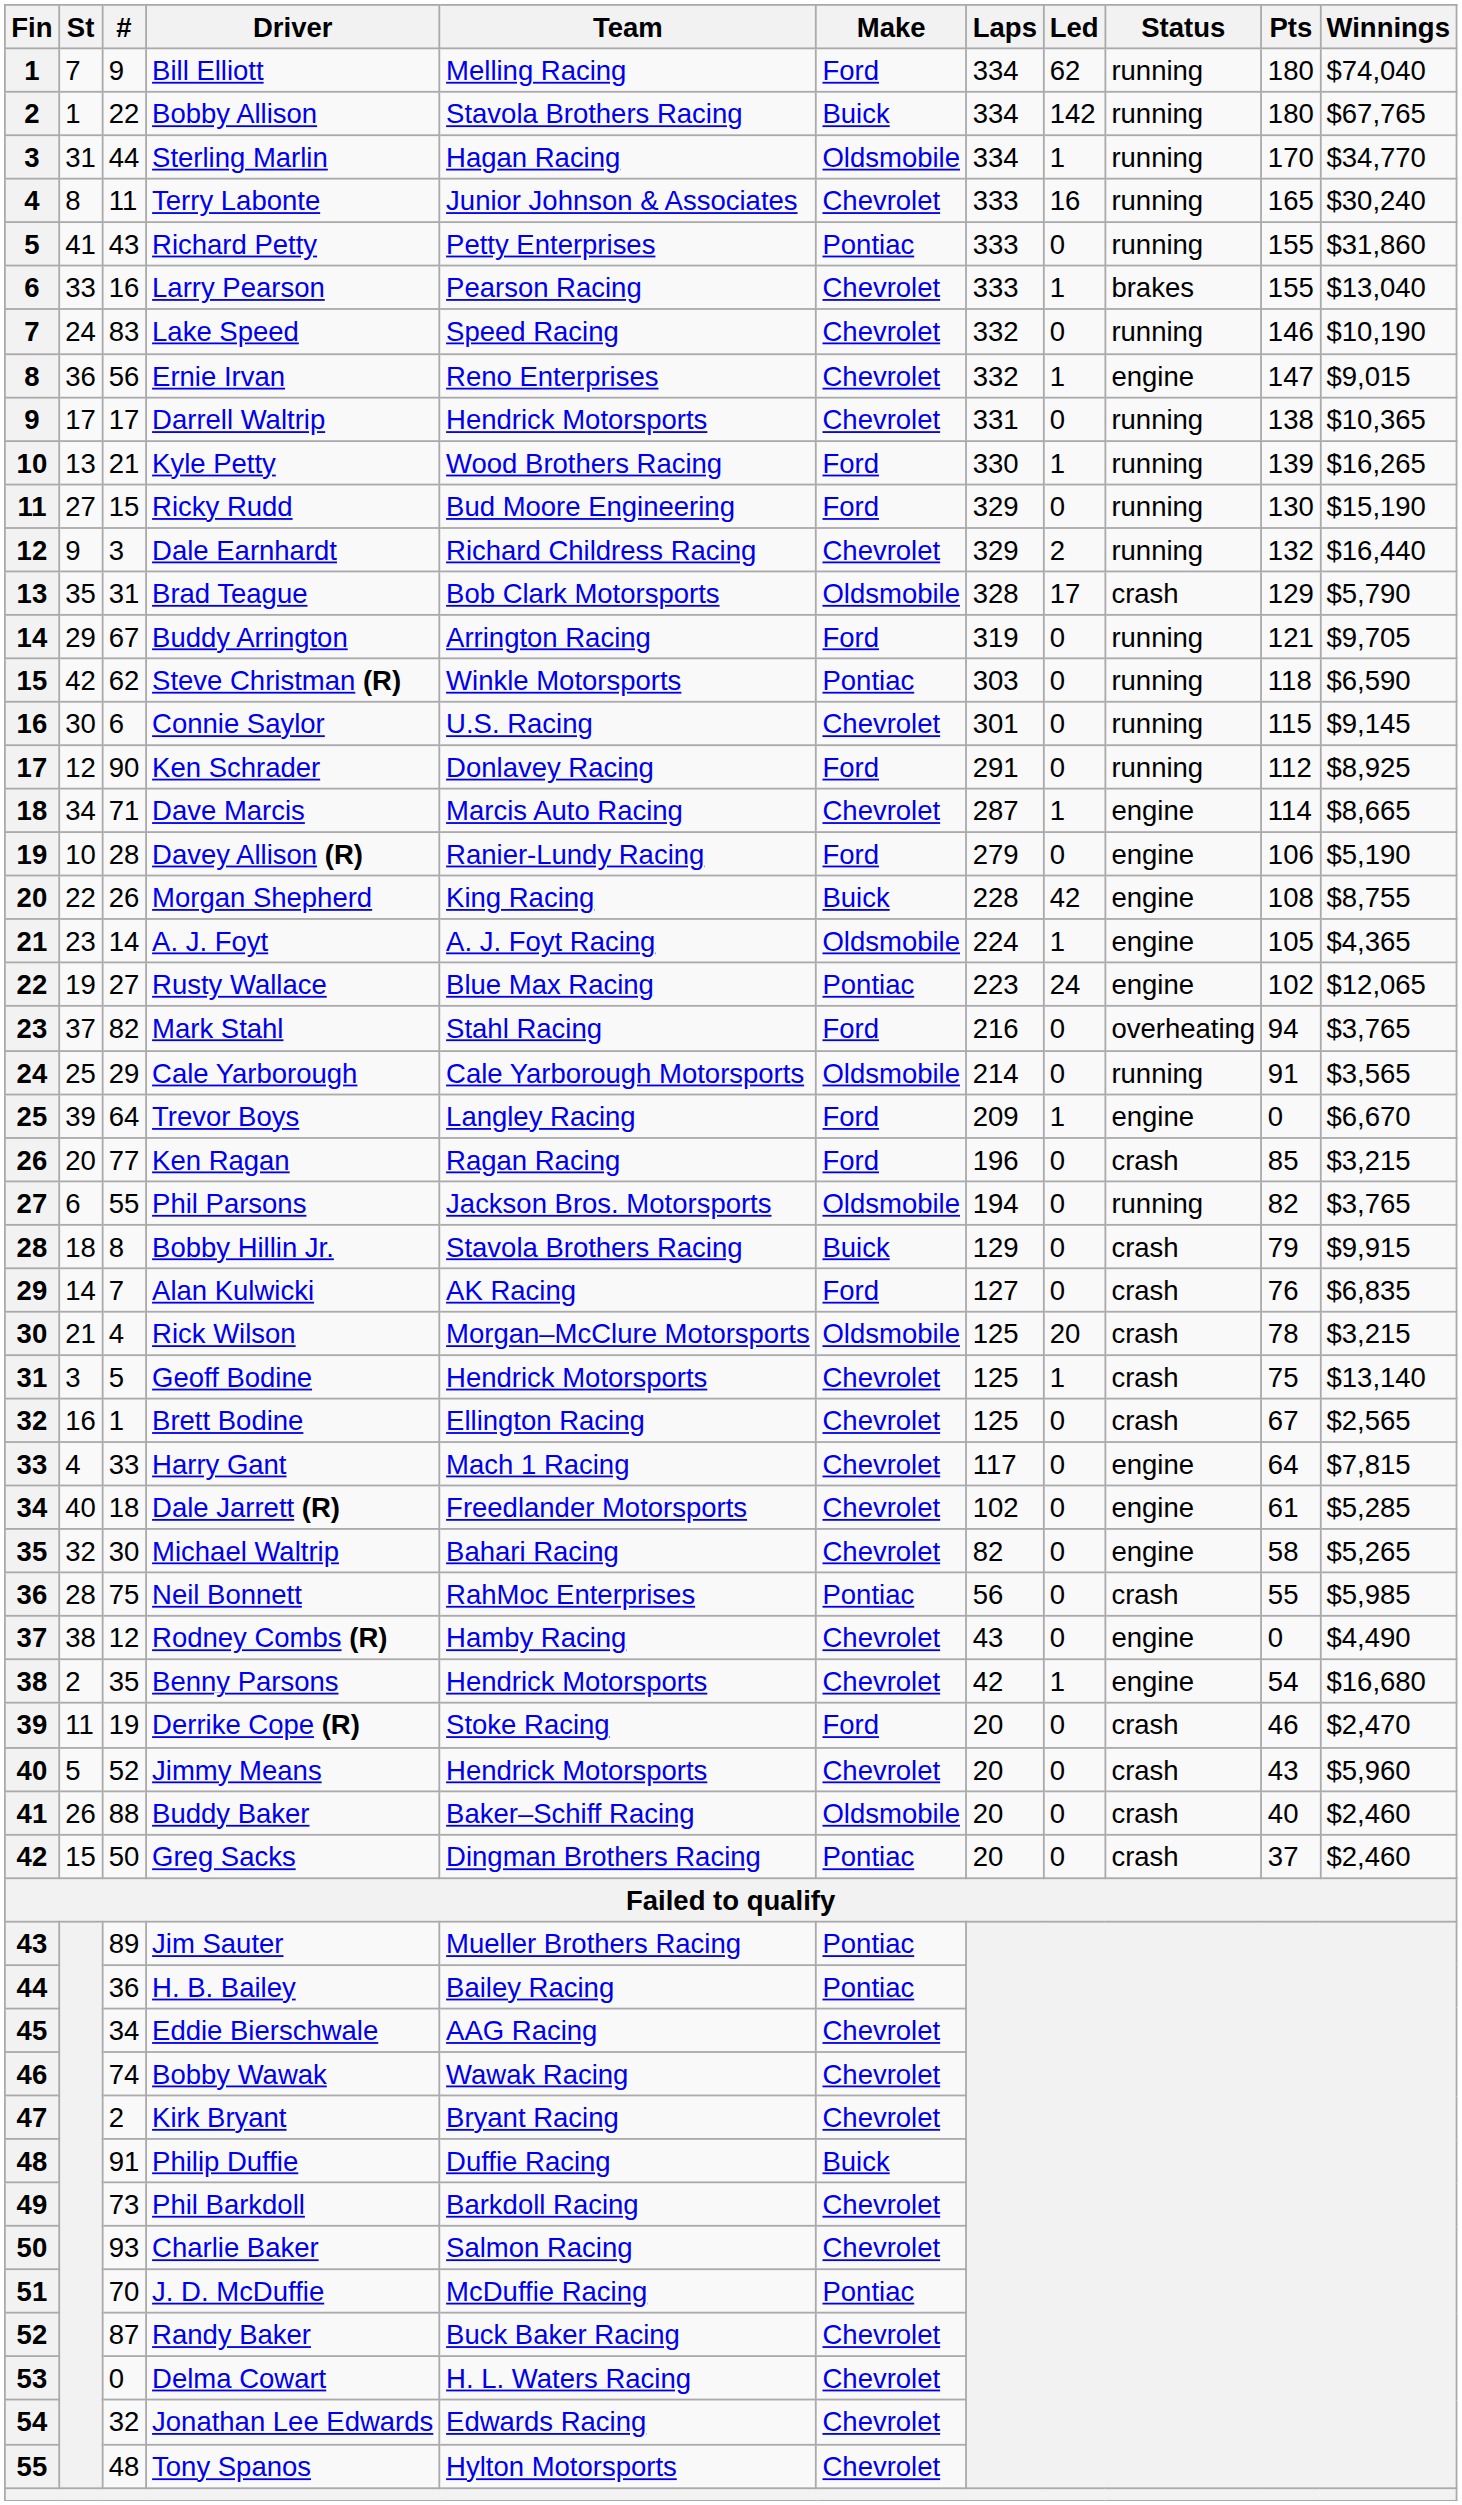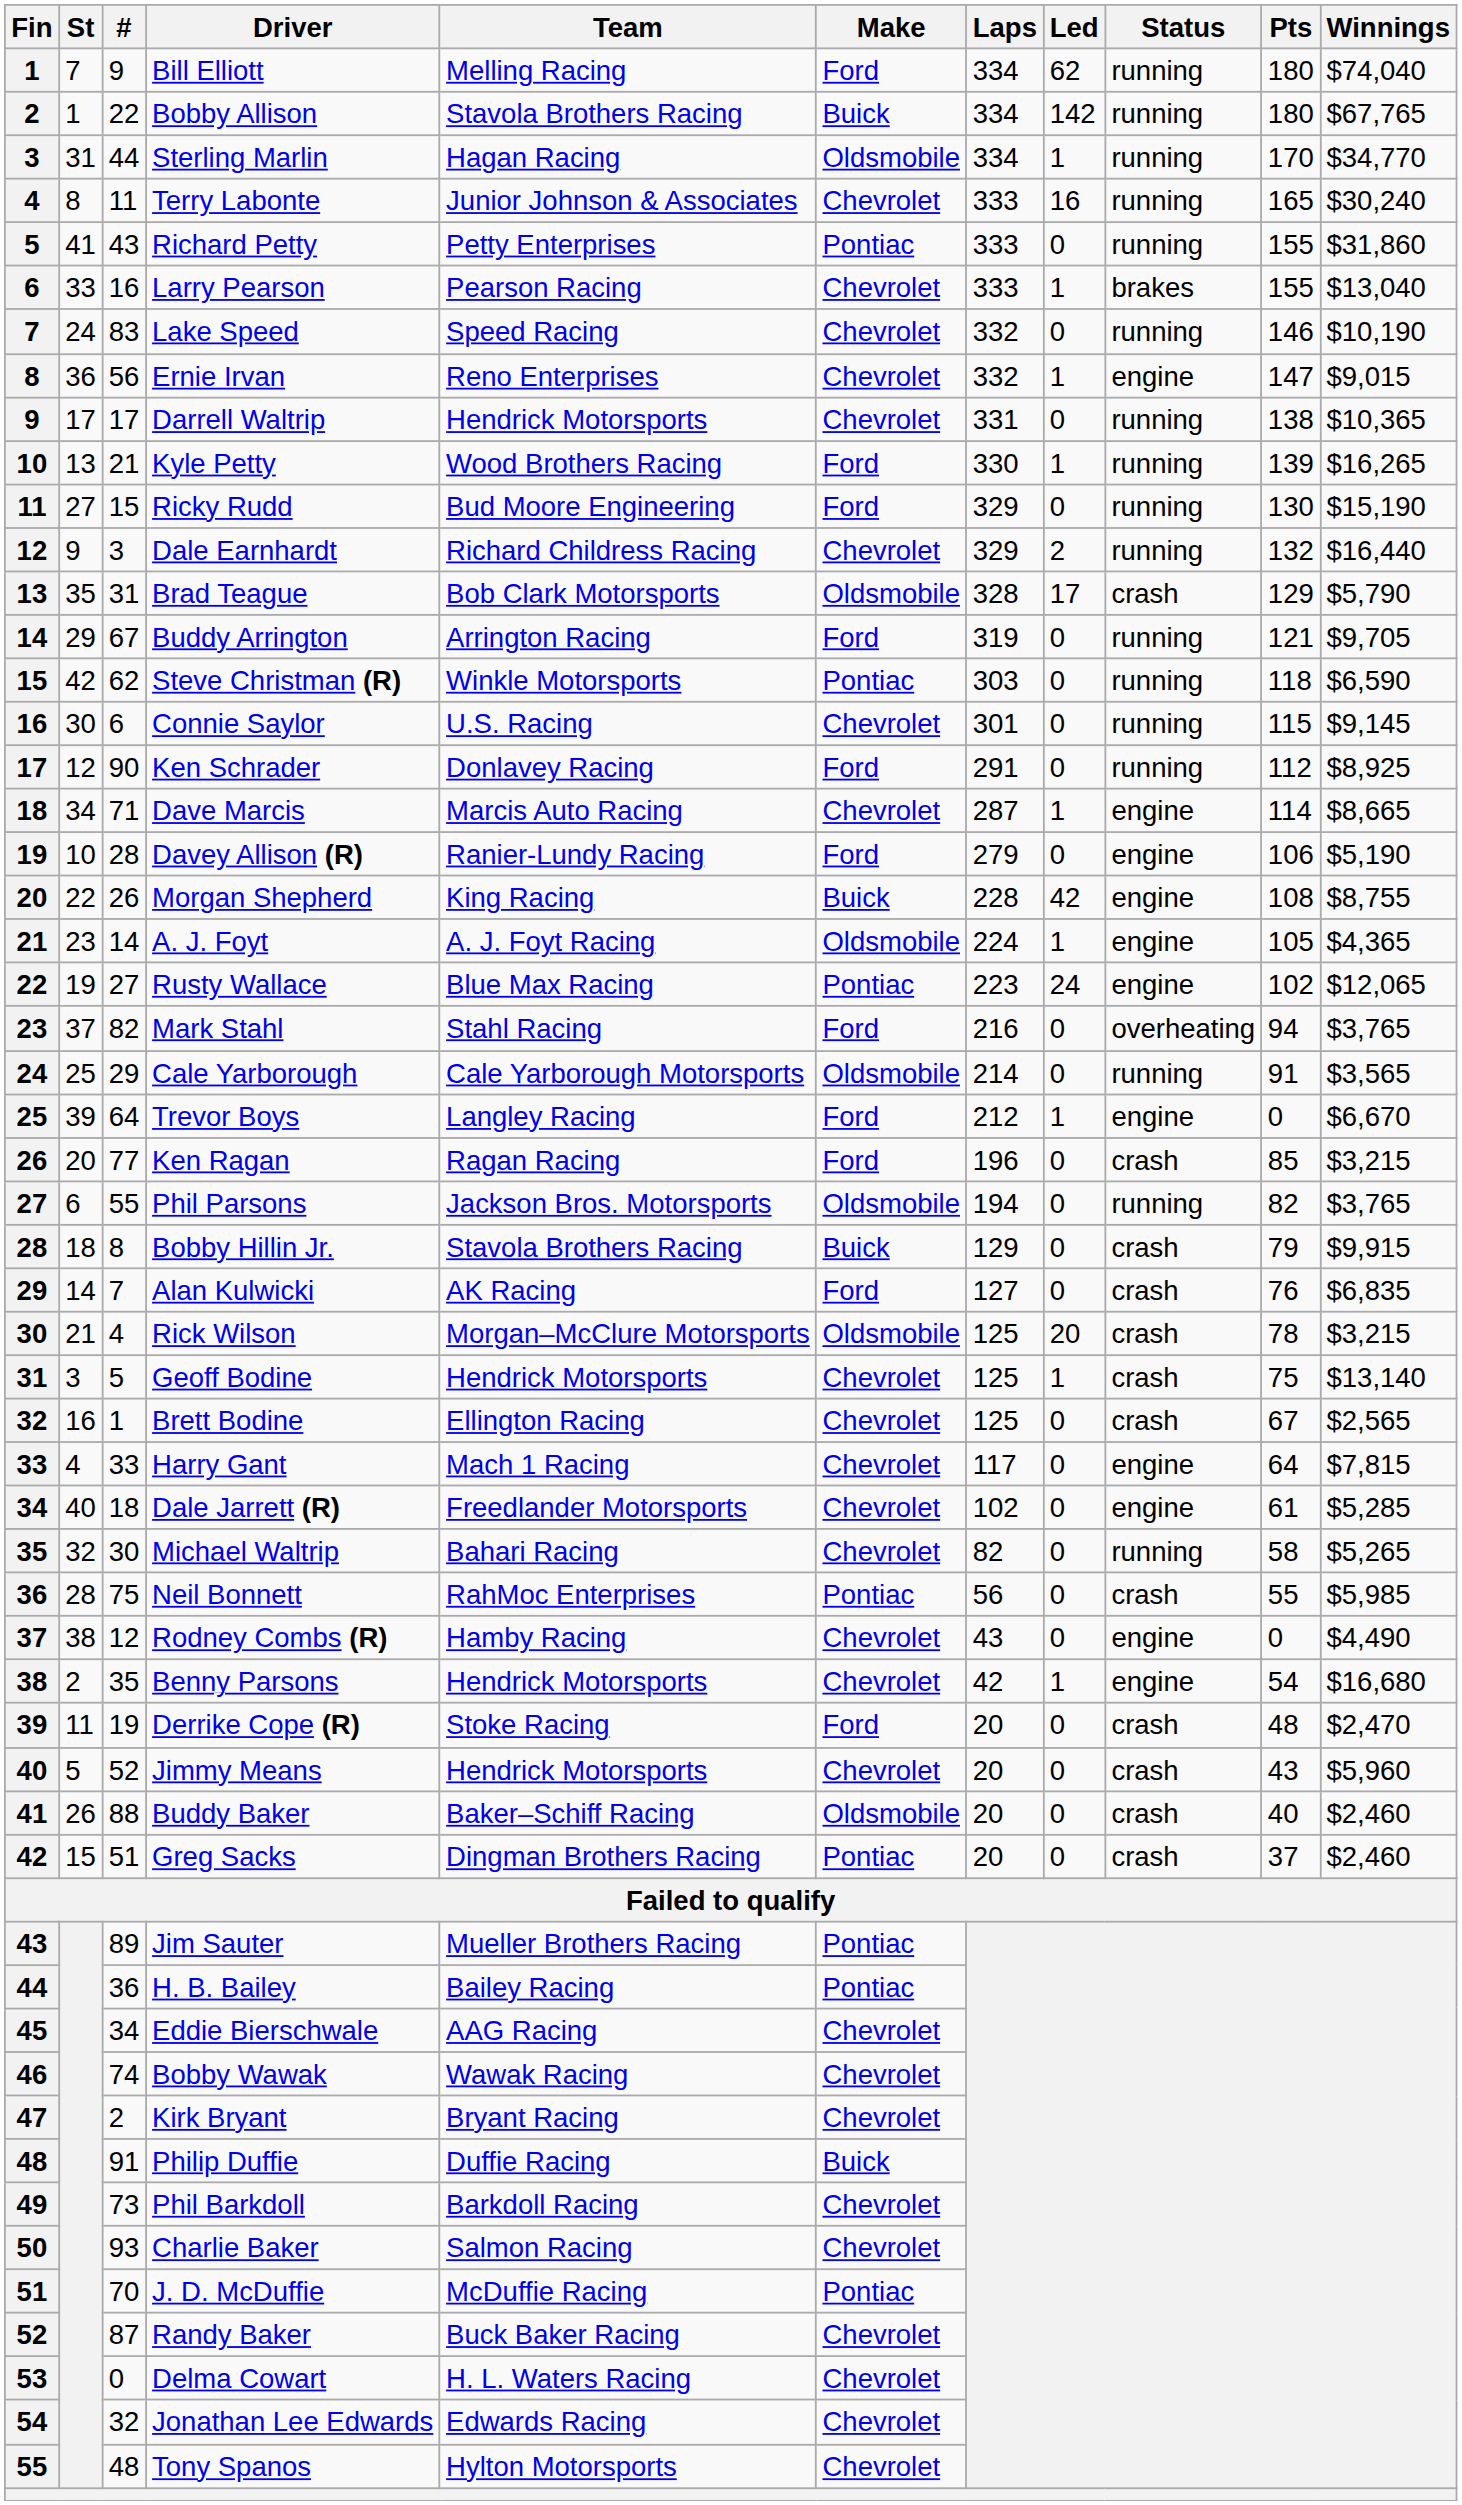(996, 1116) 209 -> (996, 1116) 212
(1153, 1551) engine -> (1157, 1551) running
(1283, 1725) 46 -> (1283, 1725) 48
(124, 1856) 50 -> (124, 1856) 51
